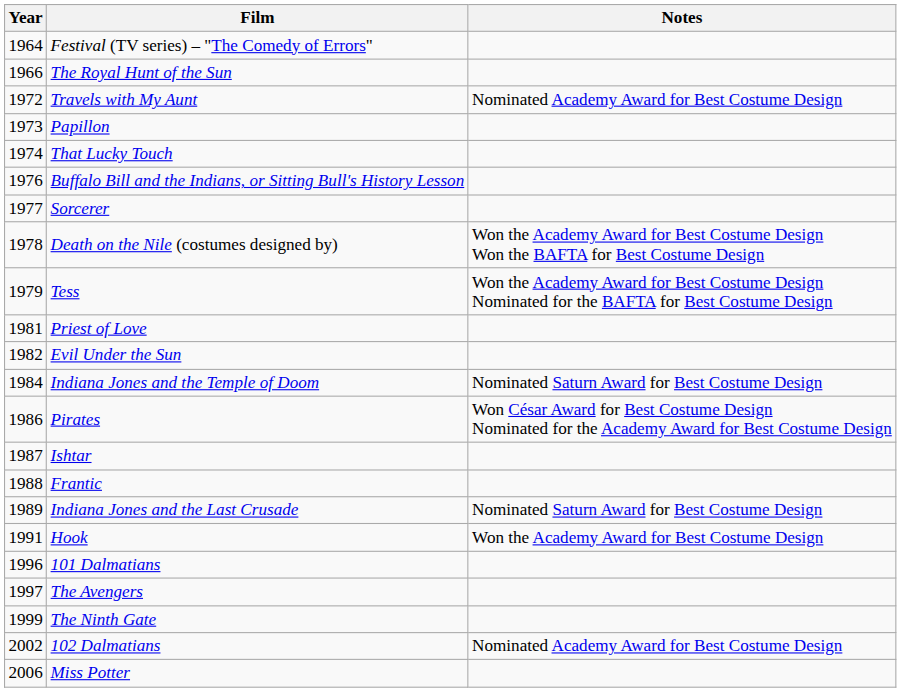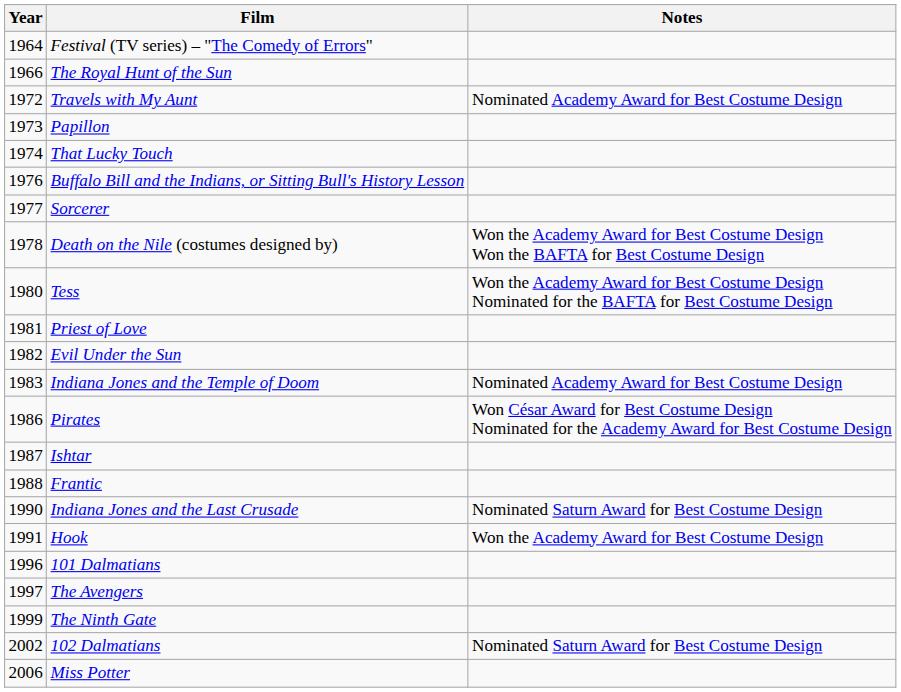(26, 291) 1979 -> (26, 291) 1980
(26, 382) 1984 -> (26, 382) 1983
(647, 382) Nominated Saturn Award for Best Costume Design -> (657, 382) Nominated Academy Award for Best Costume Design
(26, 510) 1989 -> (26, 510) 1990
(657, 646) Nominated Academy Award for Best Costume Design -> (647, 646) Nominated Saturn Award for Best Costume Design
